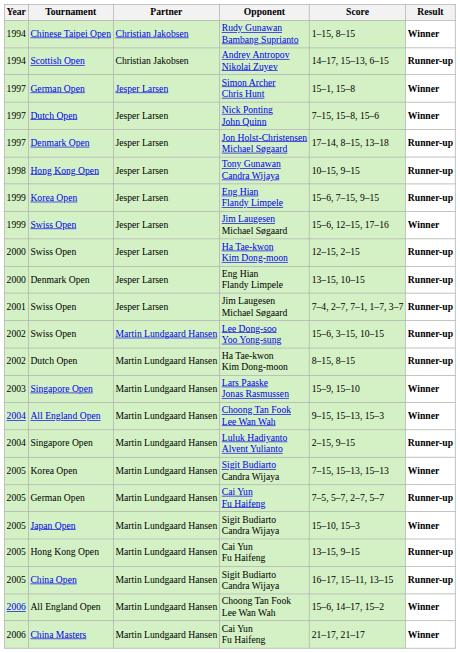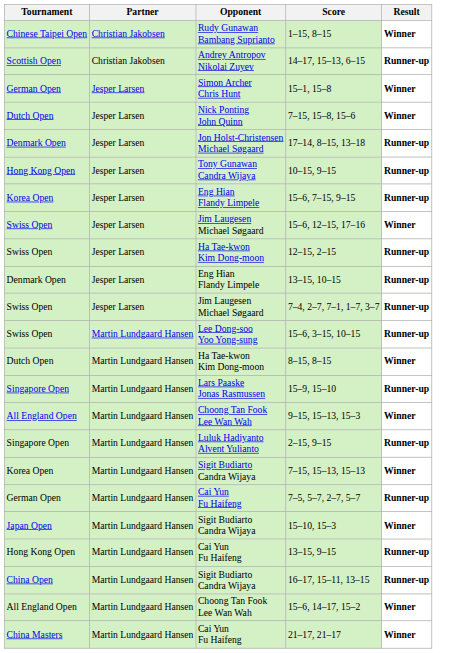- column: (16, 12)
(430, 362) Runner-up -> (400, 362) Winner
(424, 389) Winner -> (407, 389) Runner-up
